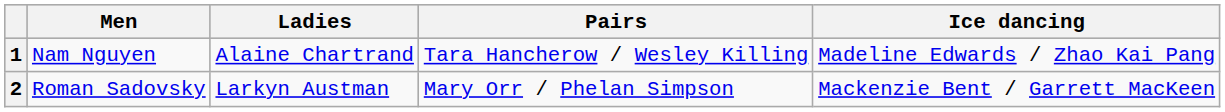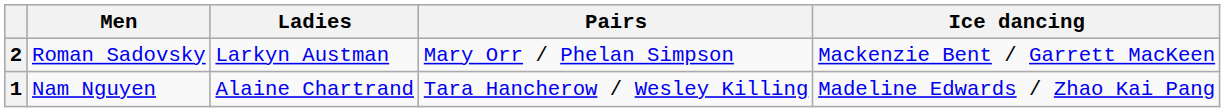rows swapped: (16, 55) <-> (16, 89)
